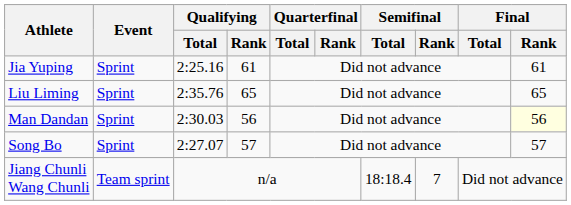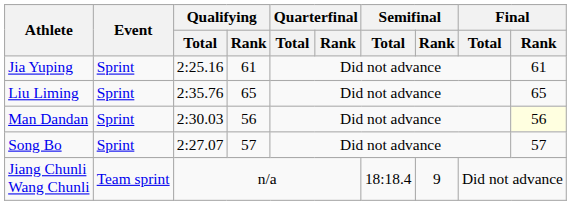(437, 179) 7 -> (437, 179) 9
